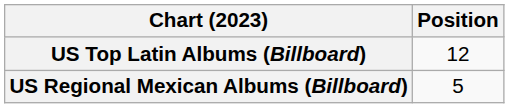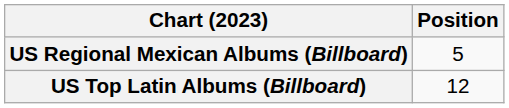rows swapped: (209, 86) <-> (209, 53)
